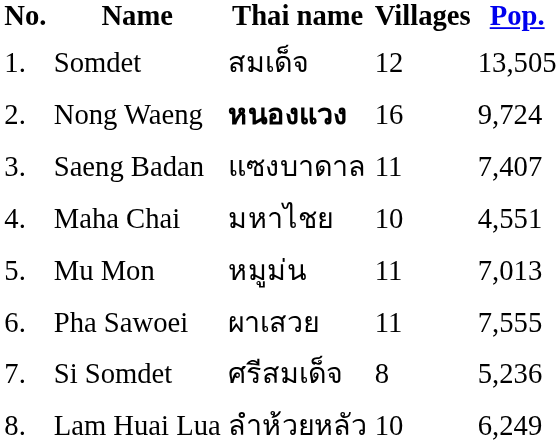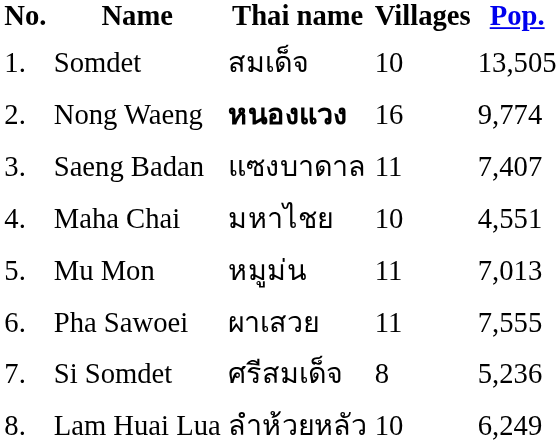(389, 61) 12 -> (389, 61) 10
(510, 113) 9,724 -> (510, 113) 9,774
